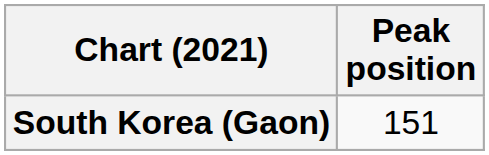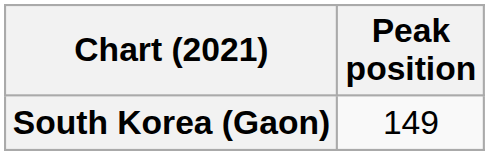(411, 122) 151 -> (411, 122) 149
